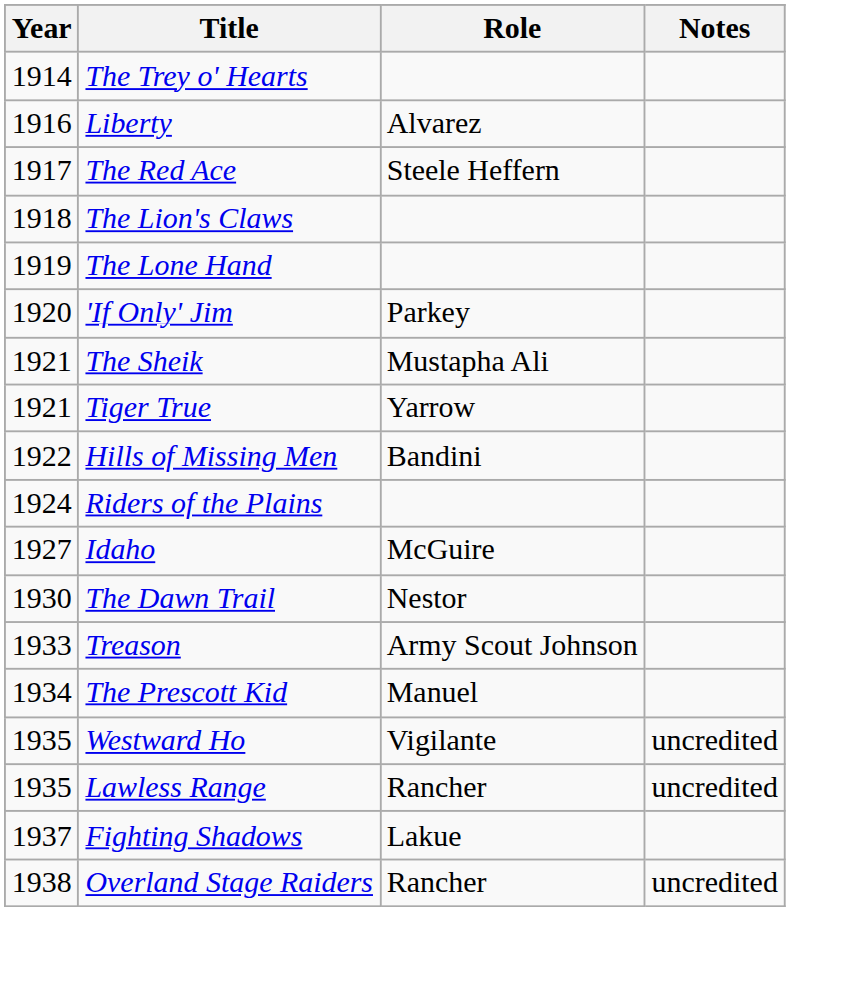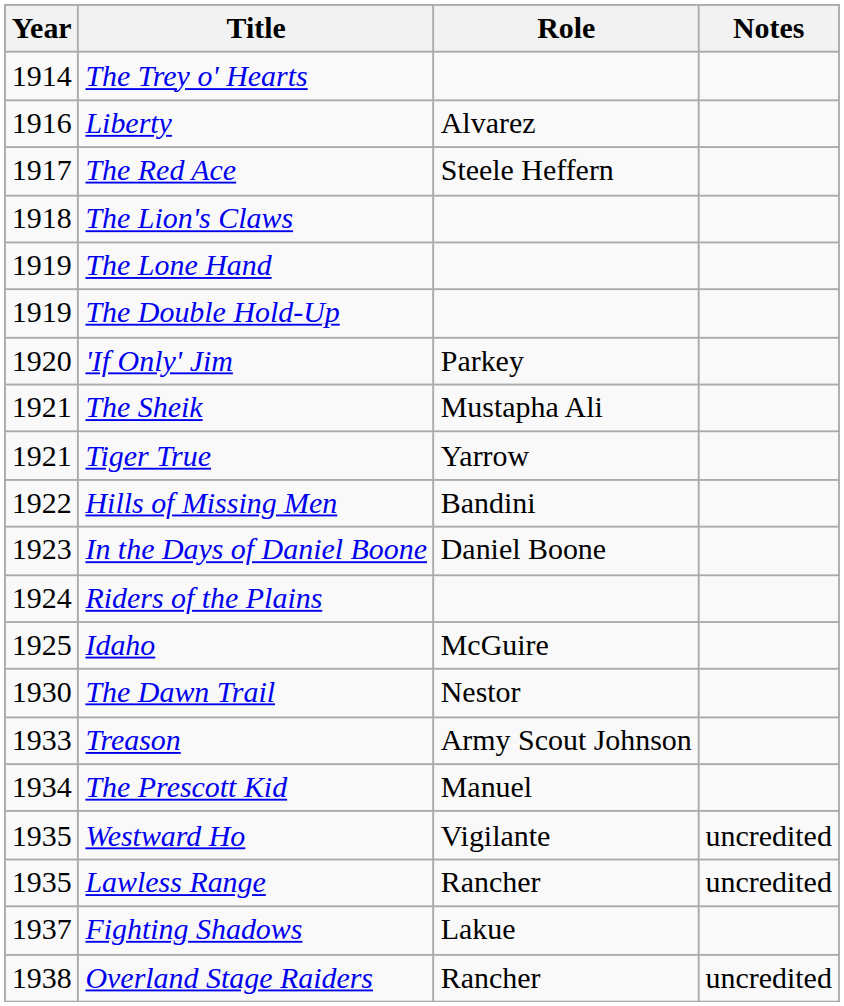+ row: (213, 312)
+ row: (256, 550)
(42, 550) 1927 -> (42, 645) 1925
